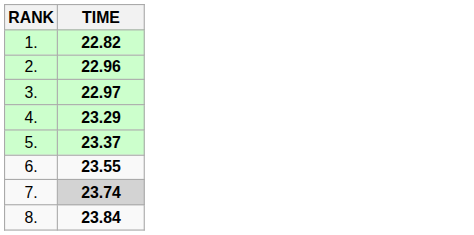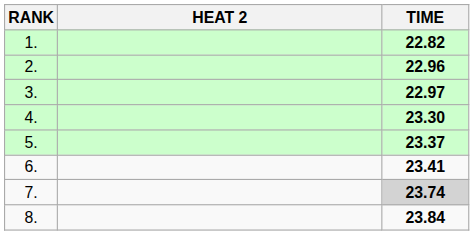+ column: (220, 17)
(101, 118) 23.29 -> (425, 118) 23.30
(101, 168) 23.55 -> (425, 168) 23.41
